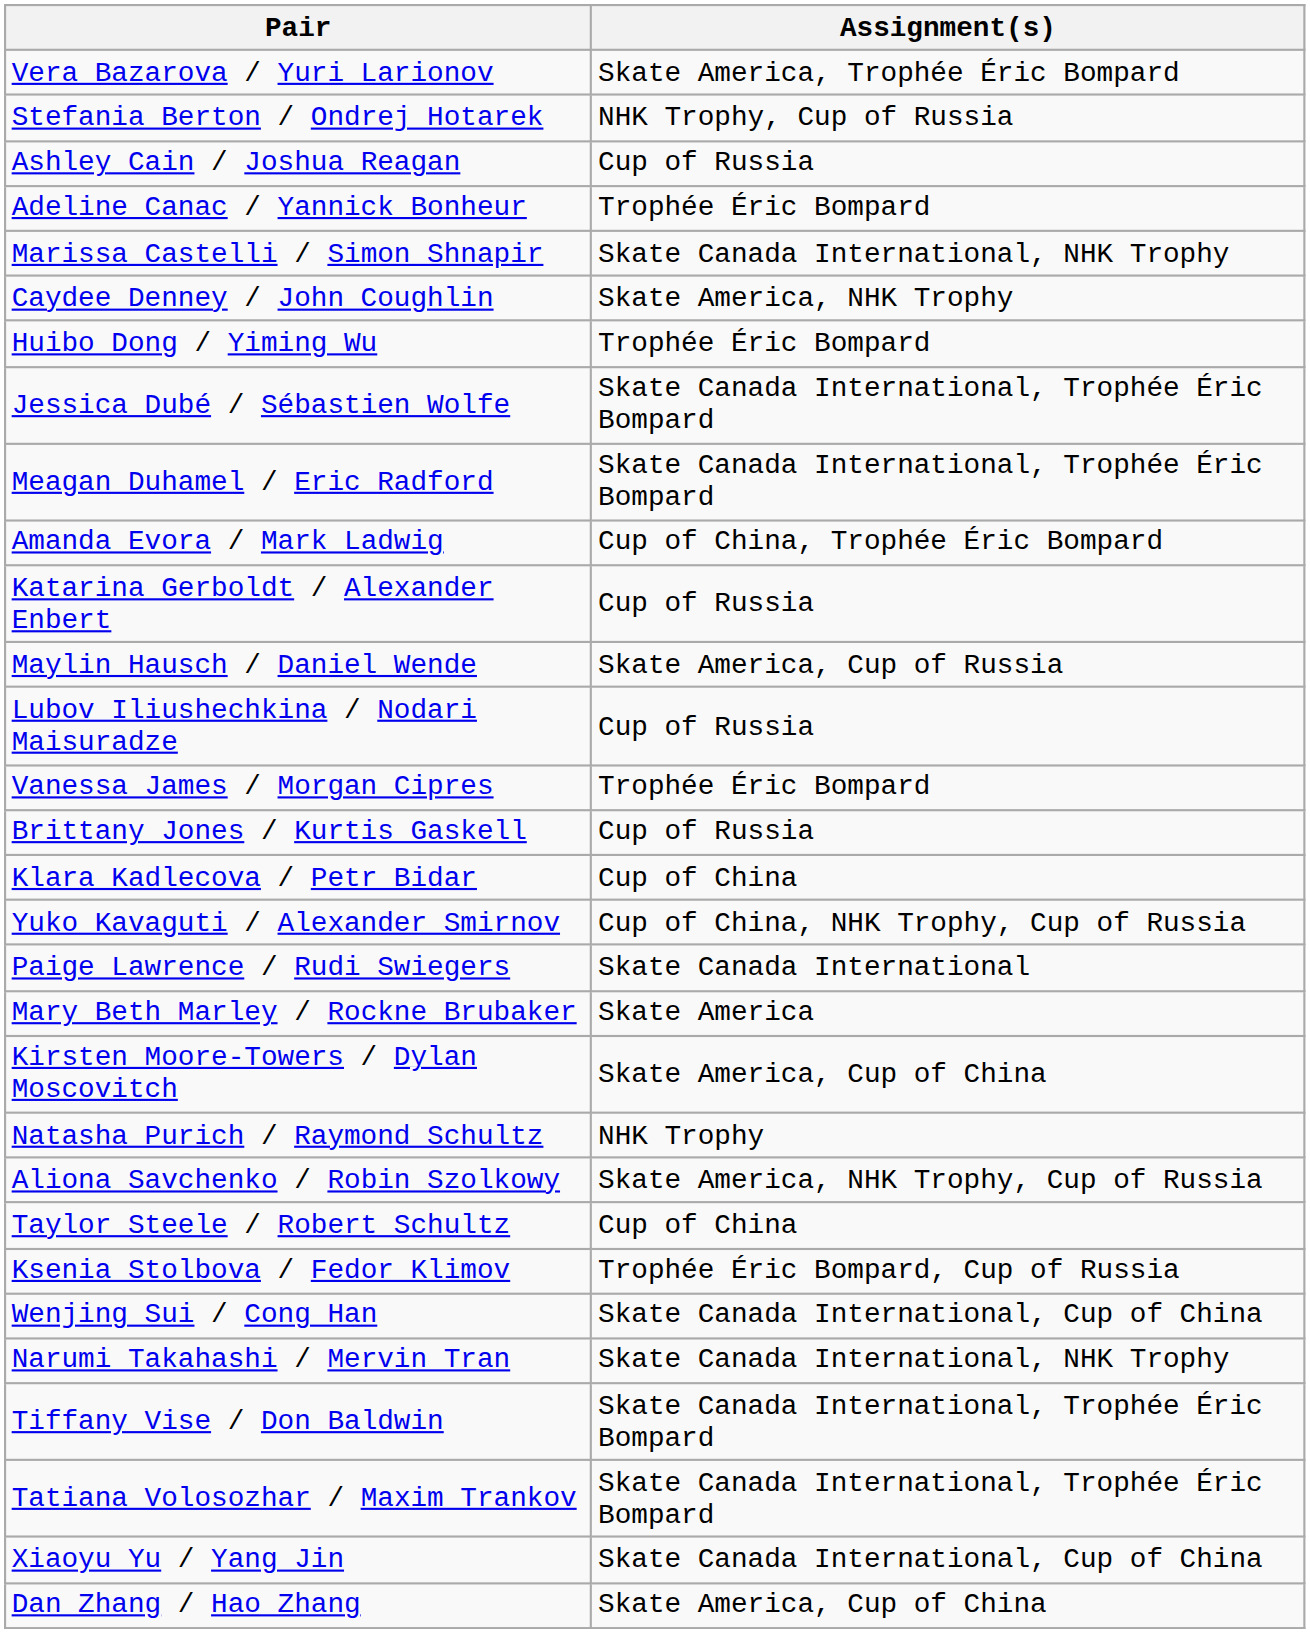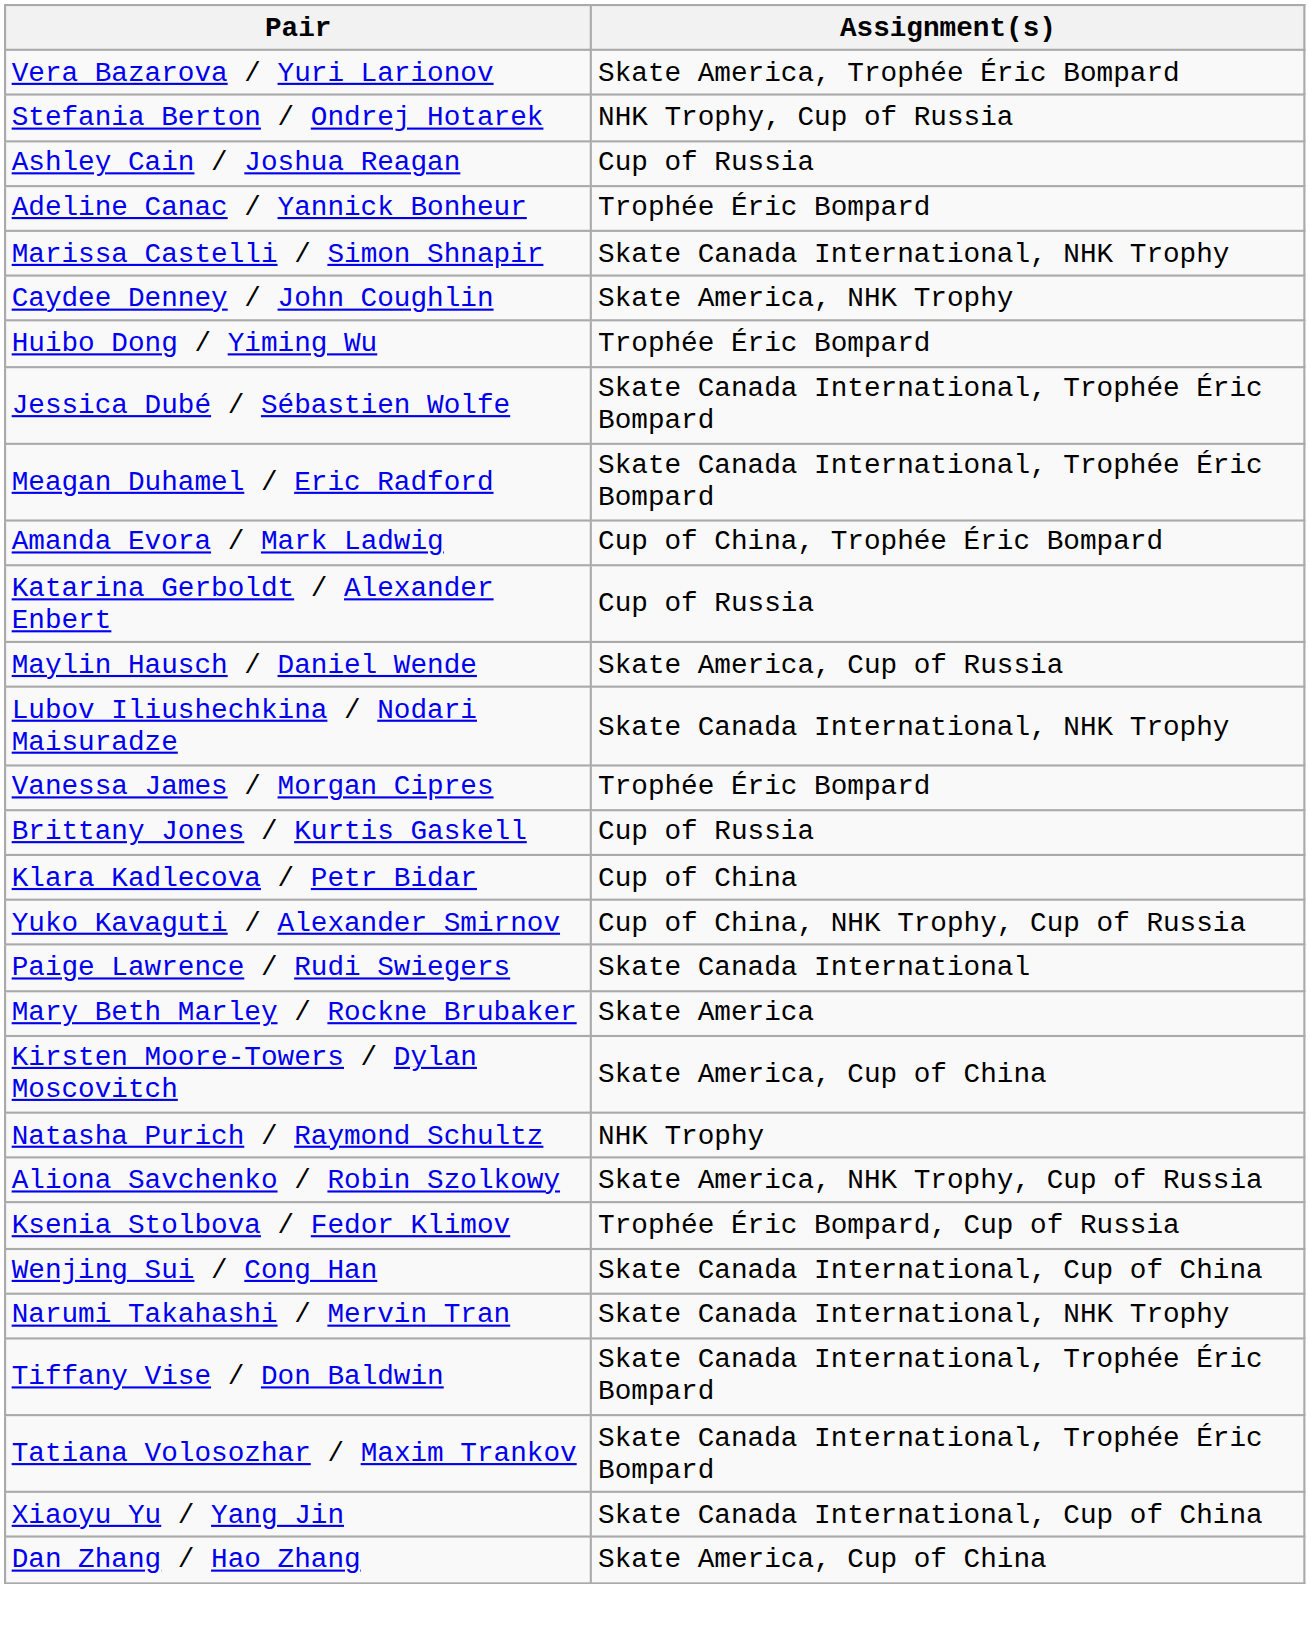(706, 726) Cup of Russia -> (914, 726) Skate Canada International, NHK Trophy
- row: (261, 1225)
